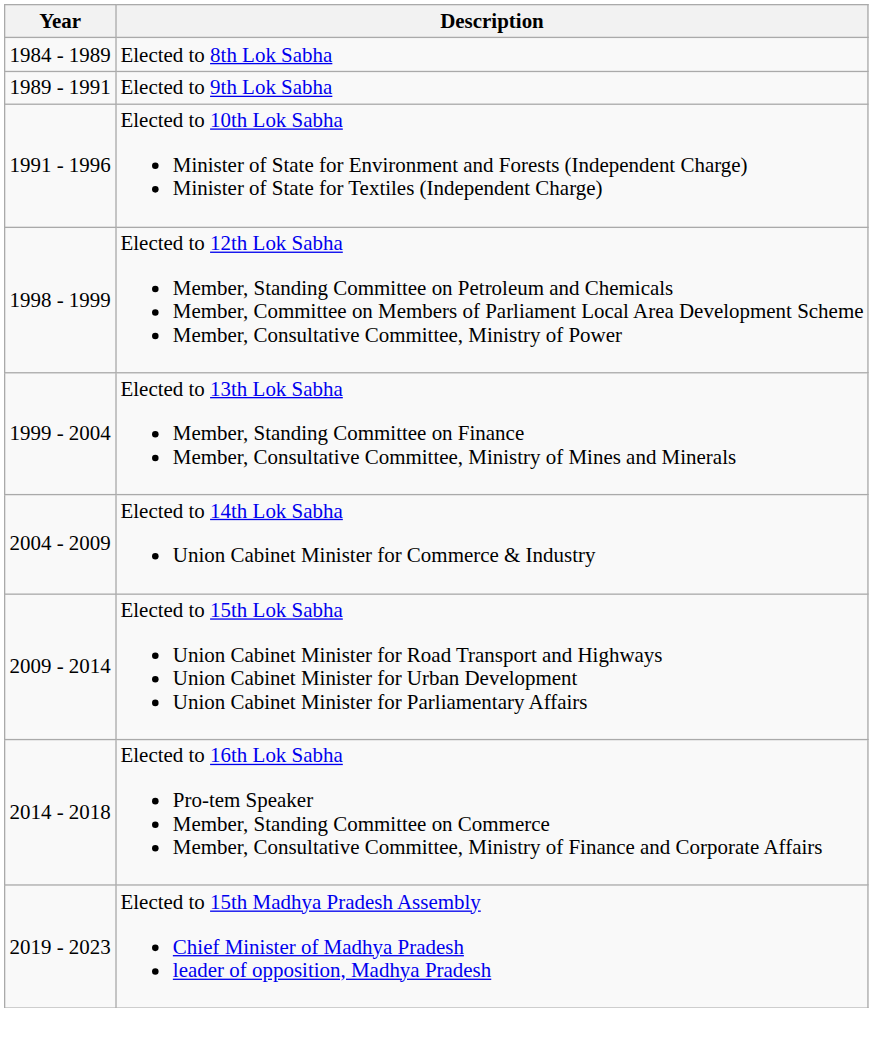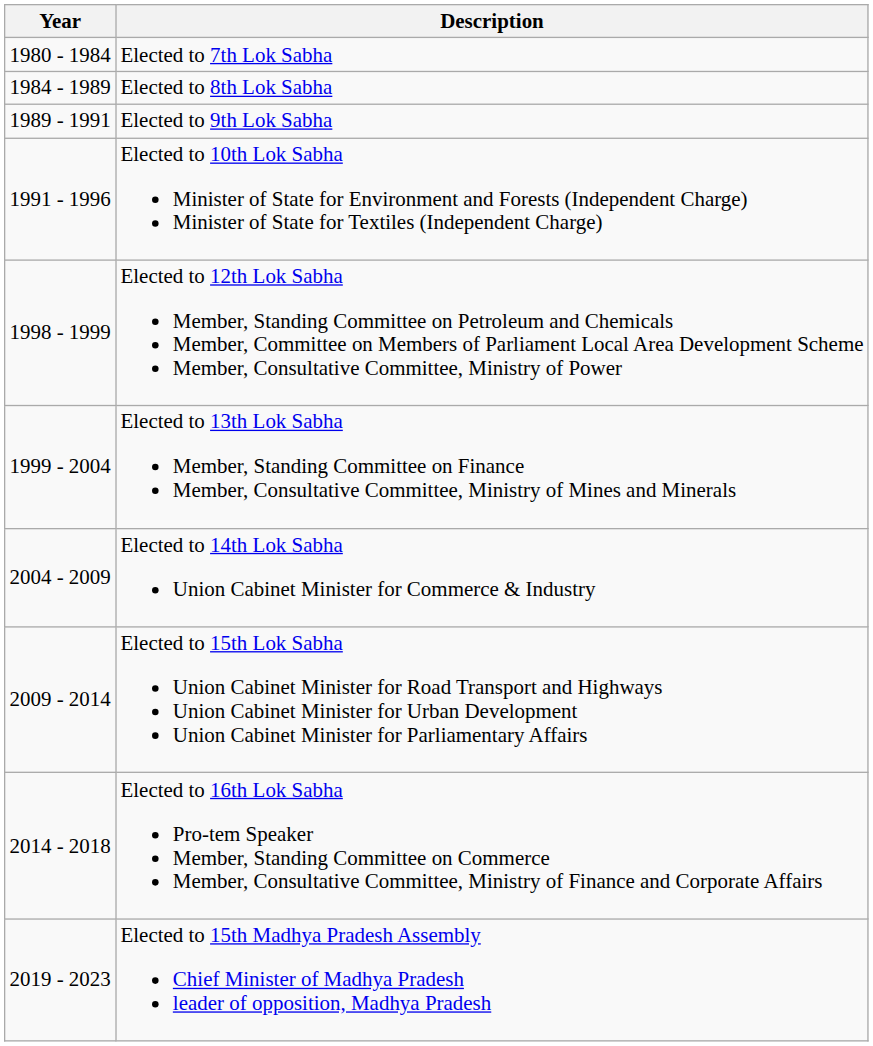+ row: (226, 54)
